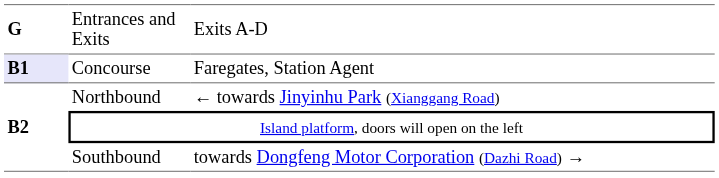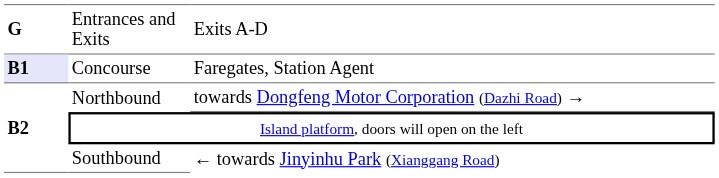(347, 97) ← towards Jinyinhu Park (Xianggang Road) -> (389, 97) towards Dongfeng Motor Corporation (Dazhi Road) →
(389, 156) towards Dongfeng Motor Corporation (Dazhi Road) → -> (347, 158) ← towards Jinyinhu Park (Xianggang Road)
